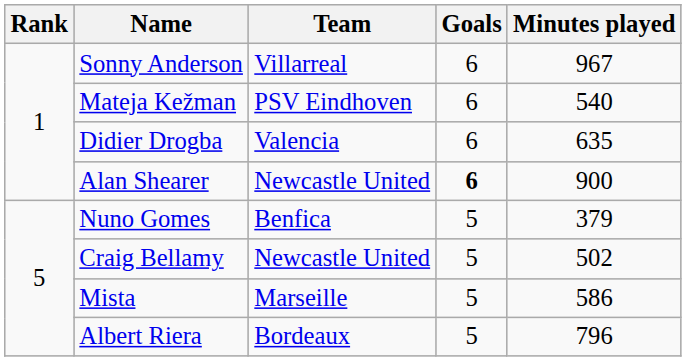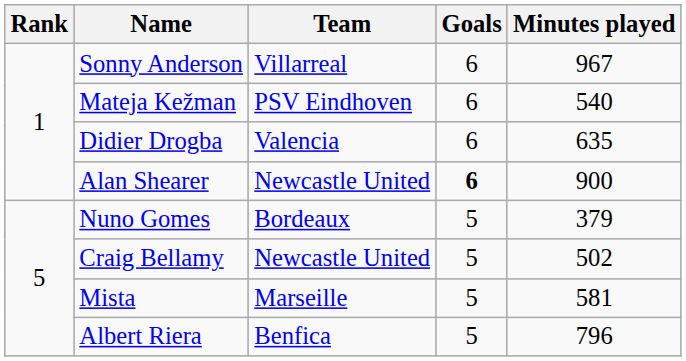(293, 219) Benfica -> (302, 219) Bordeaux
(594, 297) 586 -> (594, 297) 581
(302, 336) Bordeaux -> (293, 336) Benfica
